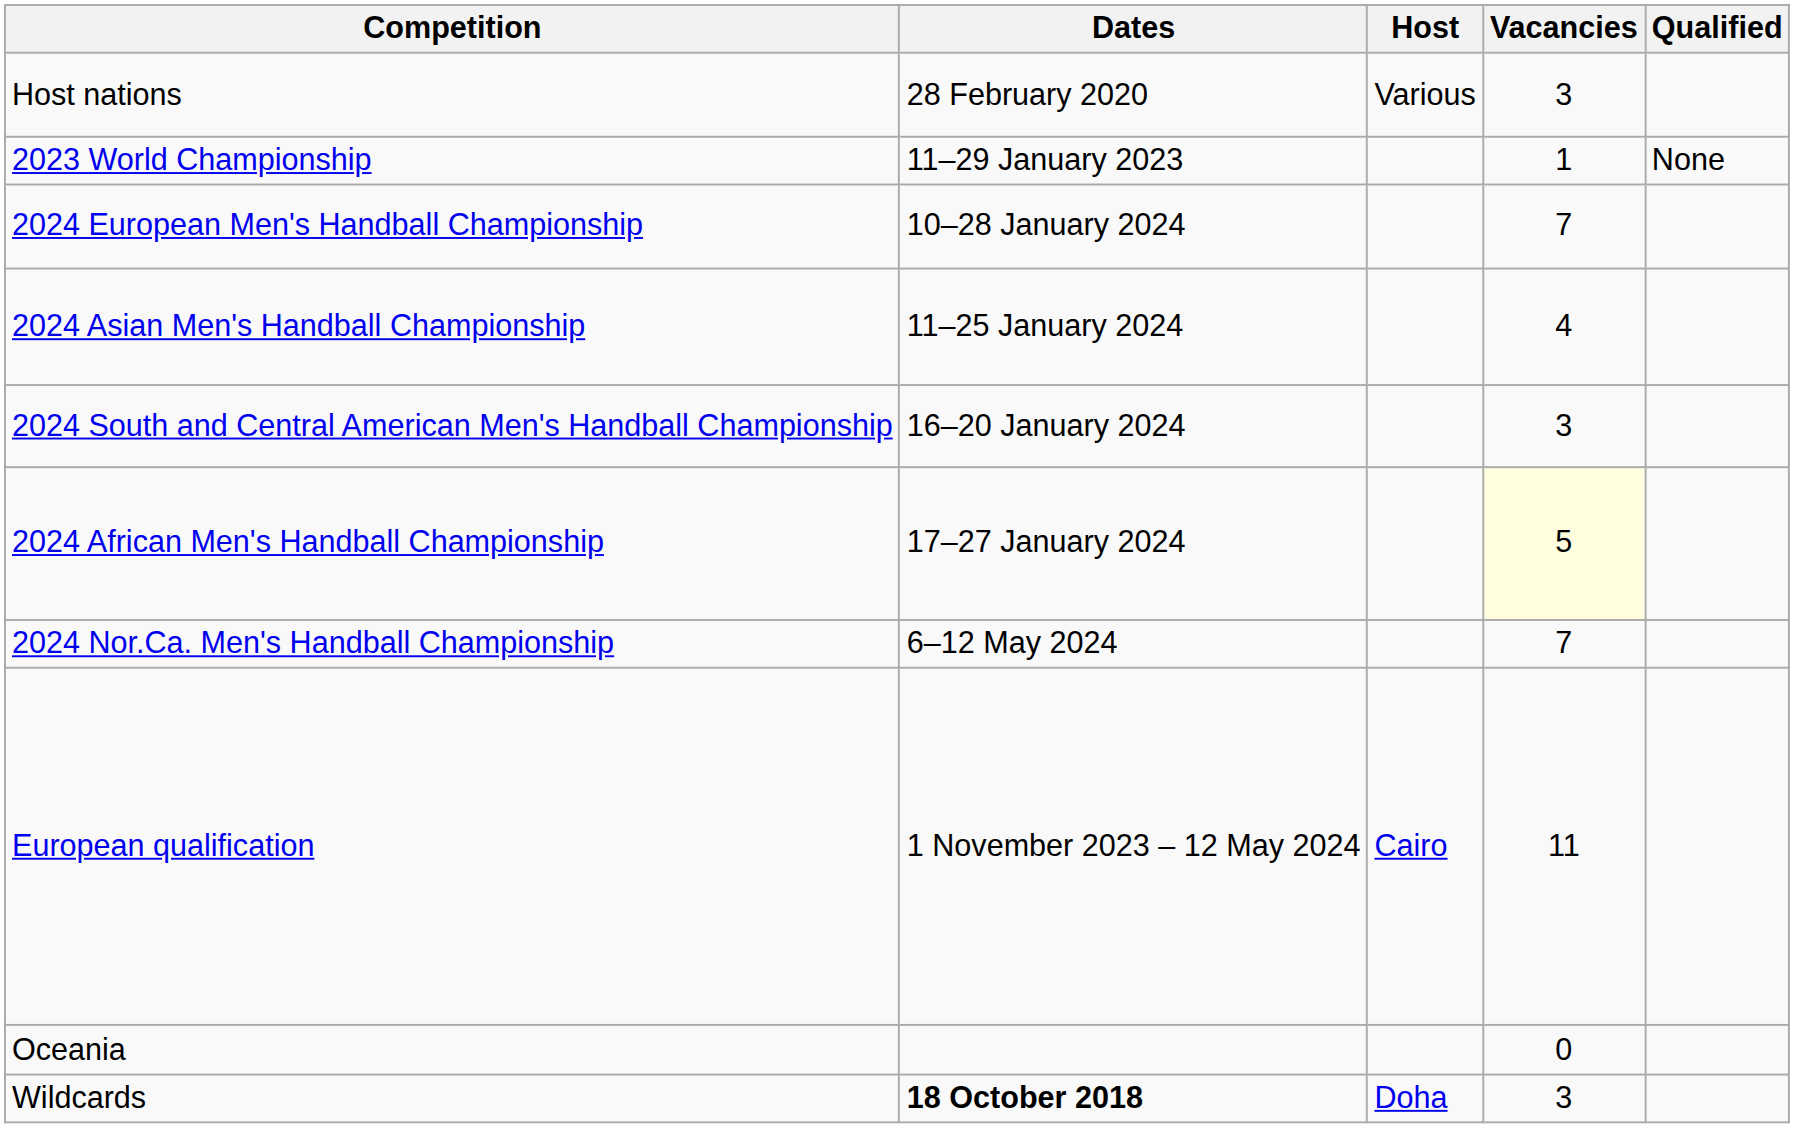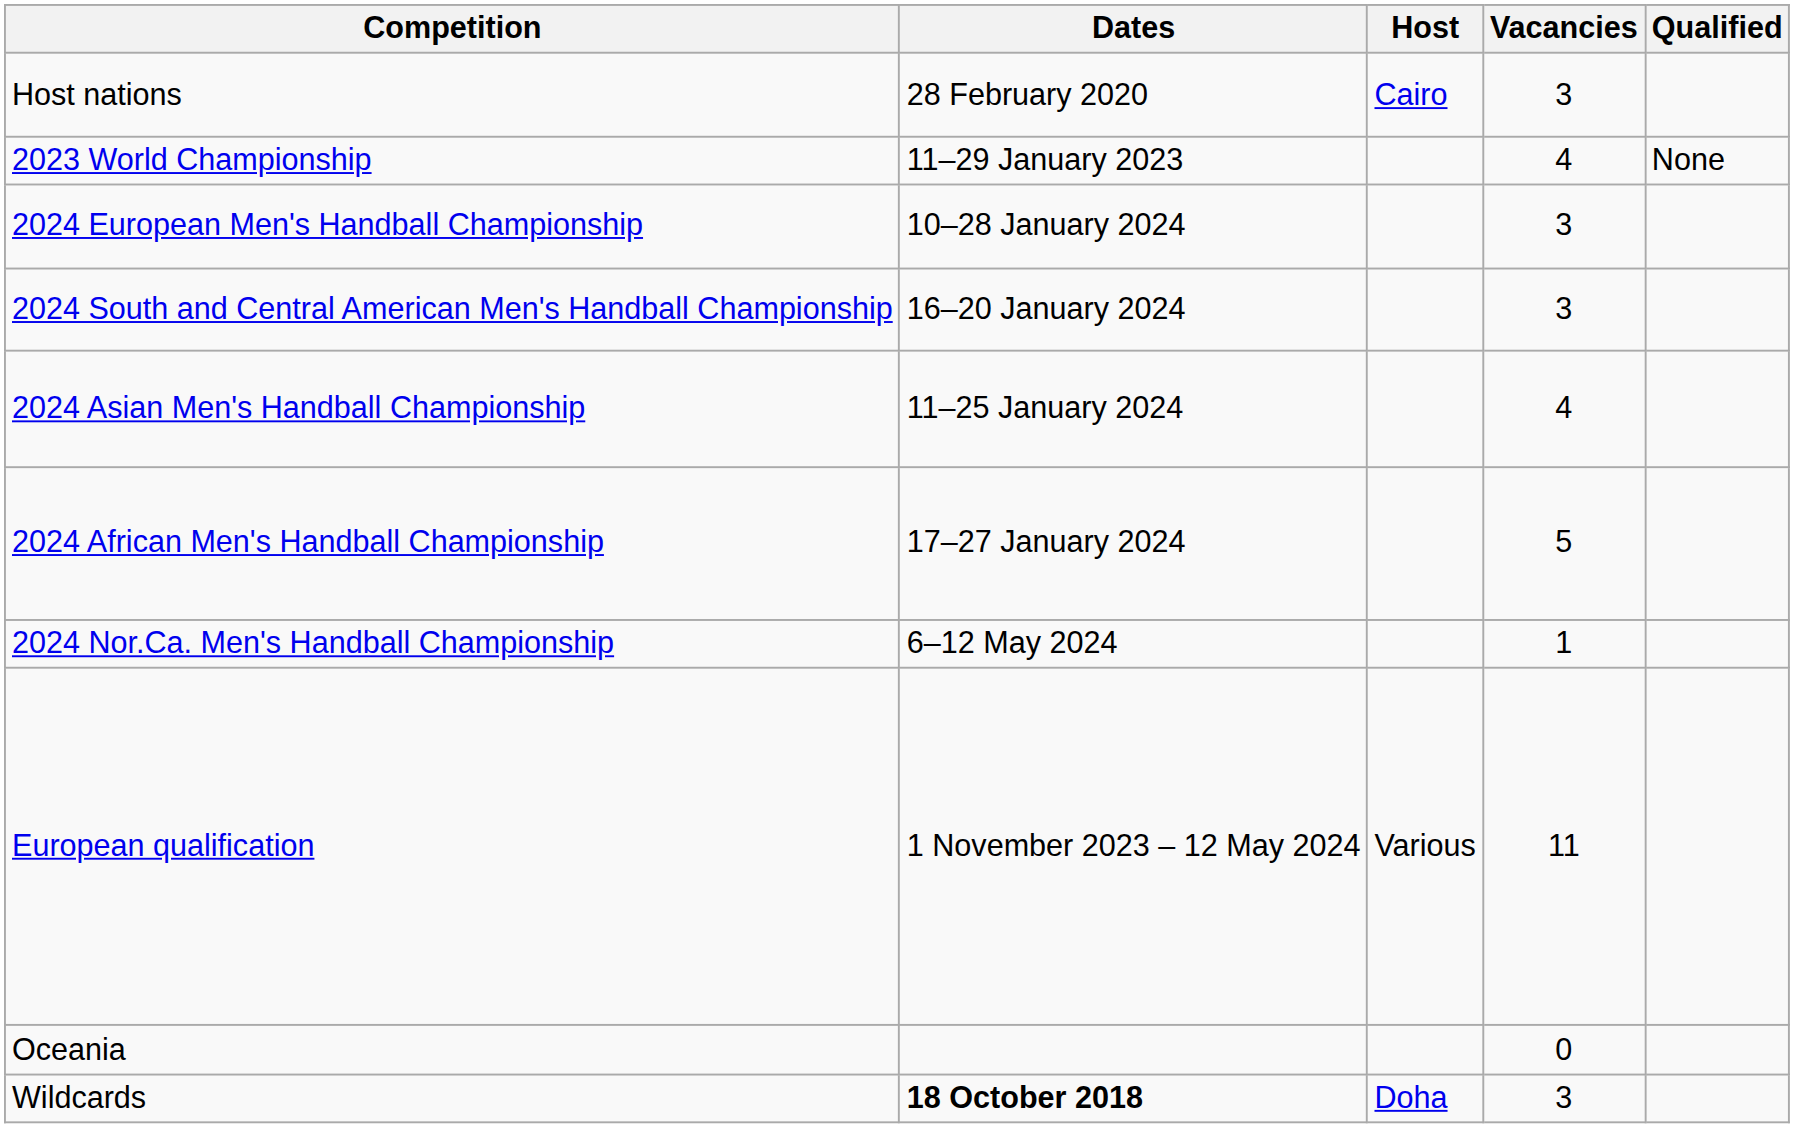(1425, 94) Various -> (1411, 94) Cairo
(1564, 160) 1 -> (1564, 160) 4
(1564, 225) 7 -> (1564, 225) 3
rows swapped: (299, 325) <-> (452, 425)
(1564, 543) lightyellow background -> (1564, 543) no background
(1564, 643) 7 -> (1564, 643) 1
(1411, 846) Cairo -> (1425, 846) Various
